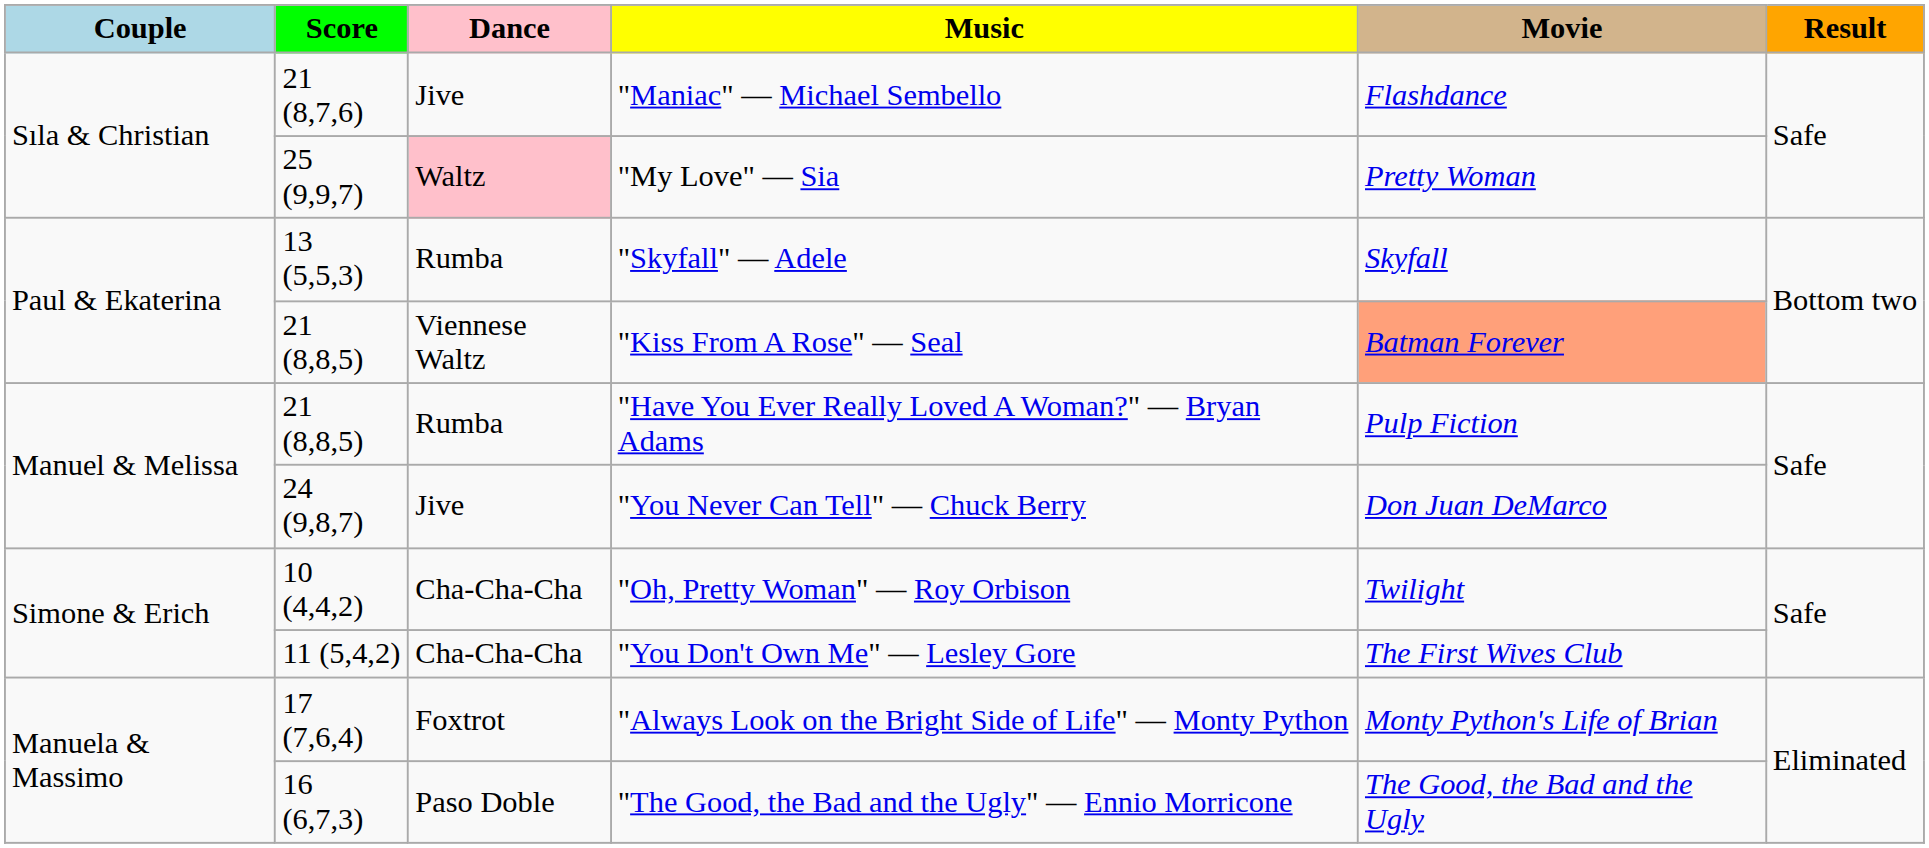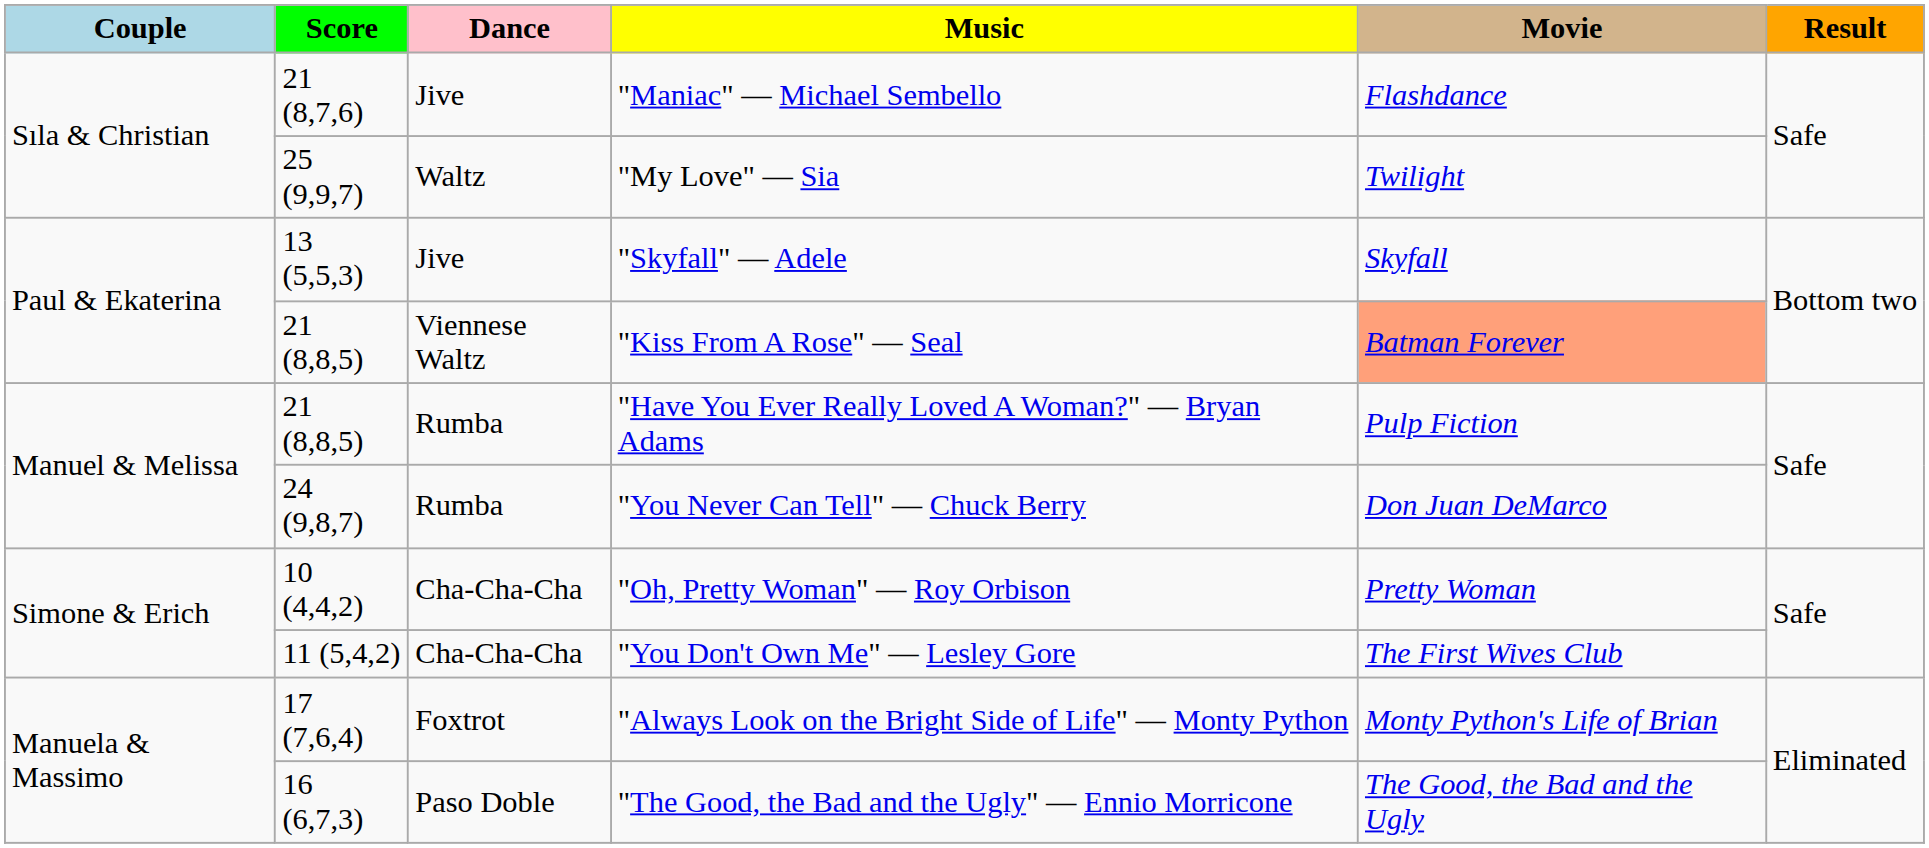(450, 176) pink background -> (450, 176) no background
(1450, 176) Pretty Woman -> (1415, 176) Twilight
(459, 258) Rumba -> (440, 258) Jive
(440, 505) Jive -> (459, 505) Rumba
(1415, 588) Twilight -> (1450, 588) Pretty Woman
